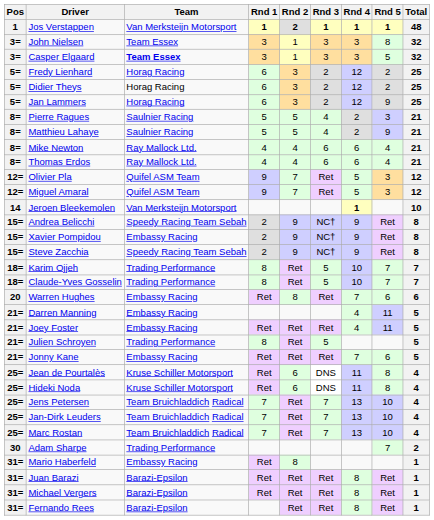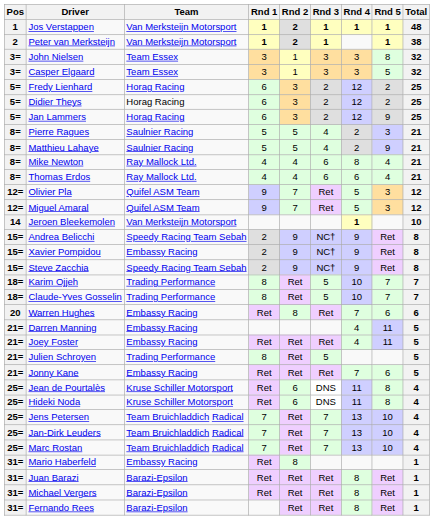+ row: (72, 42)
(153, 57) bold -> (152, 72) normal
(357, 147) 6 -> (357, 162) 8
- row: (57, 448)
